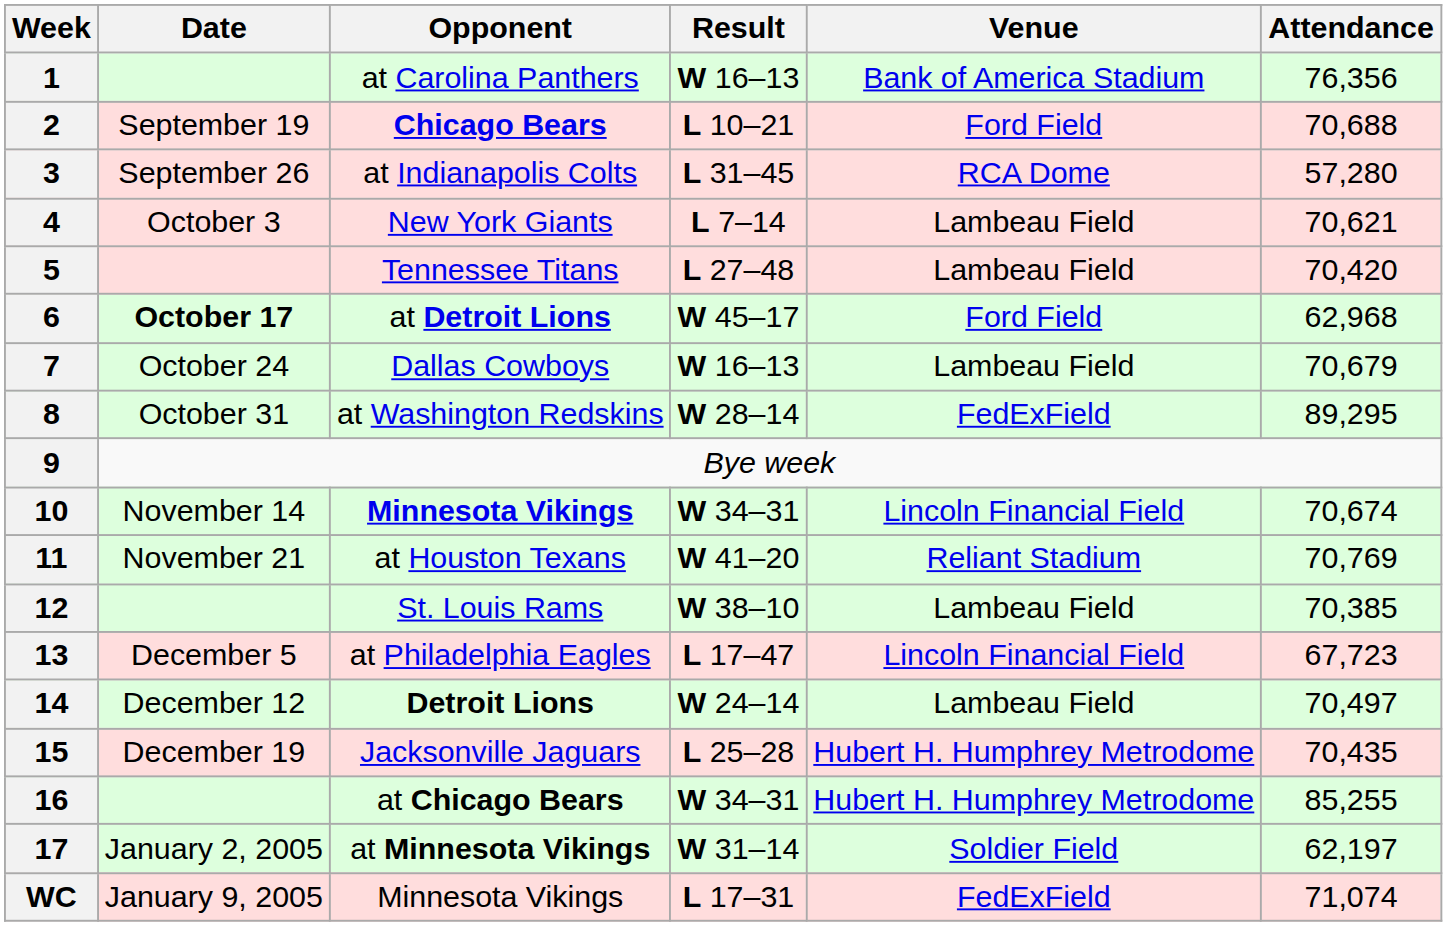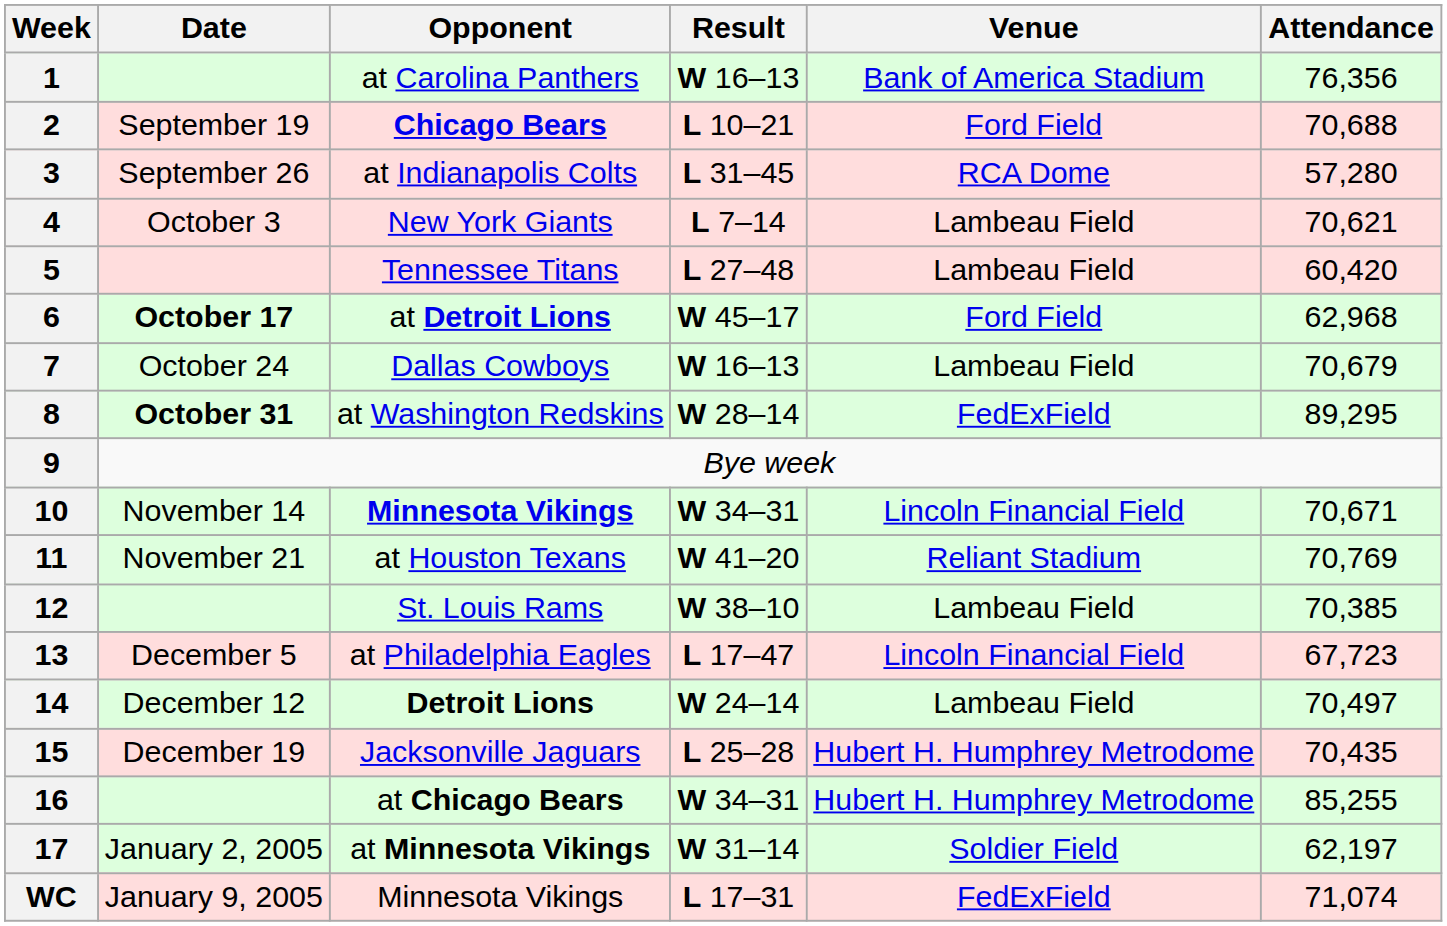(1351, 269) 70,420 -> (1351, 269) 60,420
(214, 414) normal -> (214, 414) bold
(1351, 510) 70,674 -> (1351, 510) 70,671
